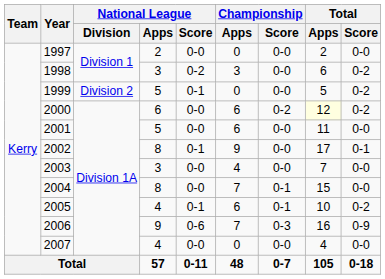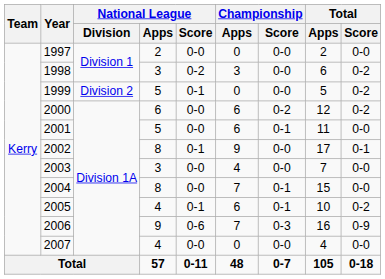(323, 110) lightyellow background -> (323, 110) no background
(282, 129) 0-0 -> (282, 129) 0-1
